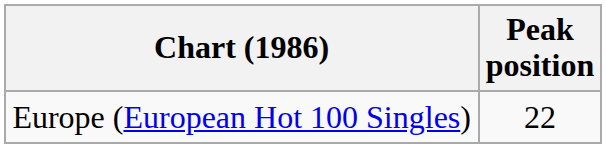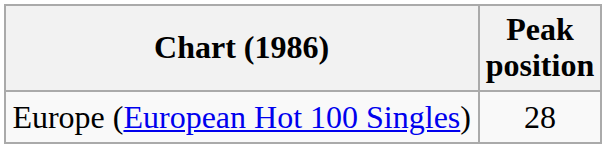(540, 116) 22 -> (540, 116) 28
